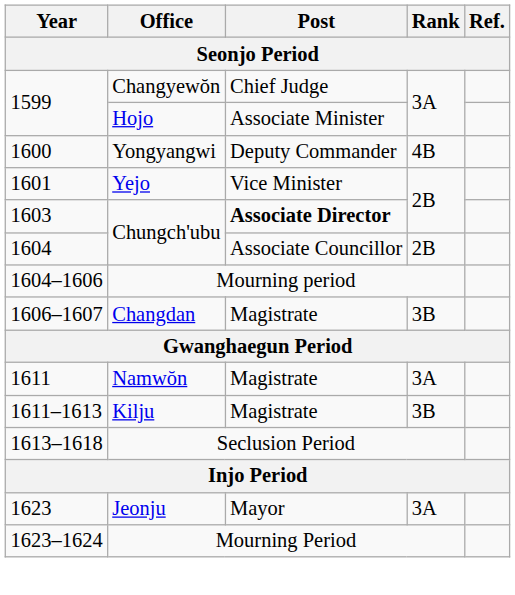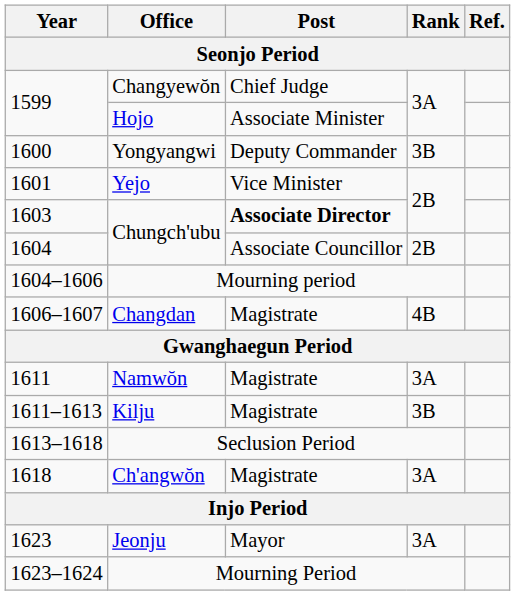(424, 151) 4B -> (424, 151) 3B
(424, 313) 3B -> (424, 313) 4B
+ row: (31, 475)
